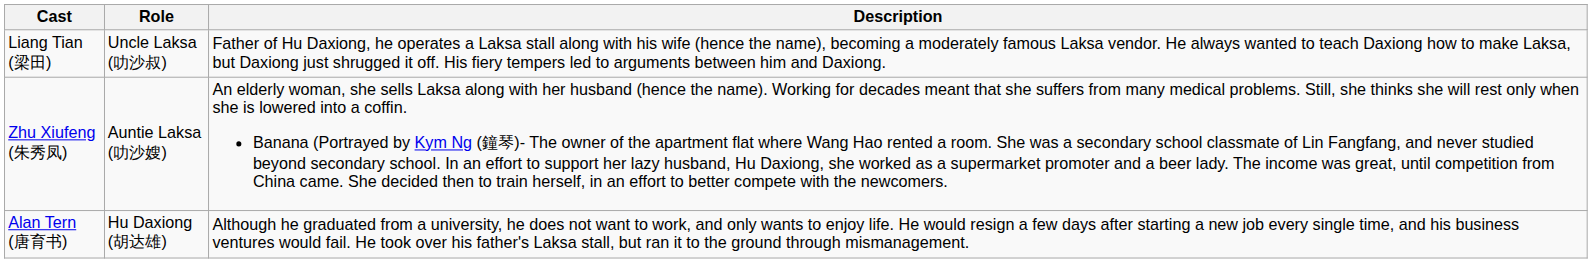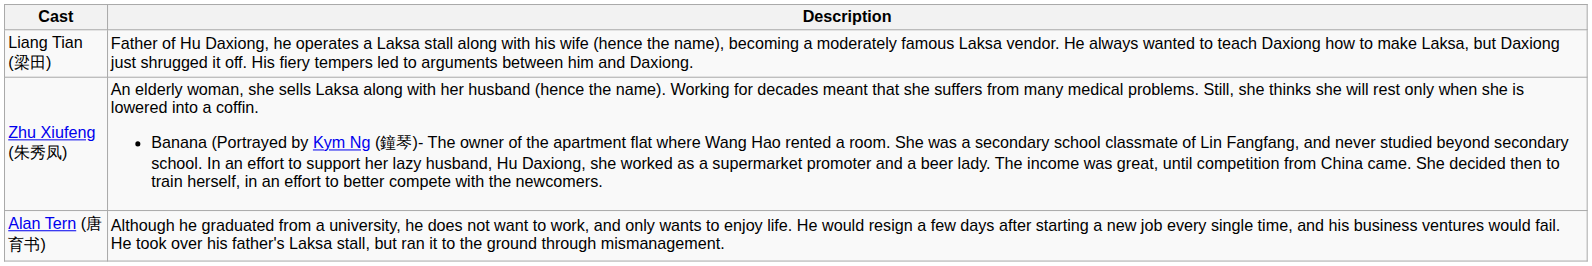- column: (156, 17)
